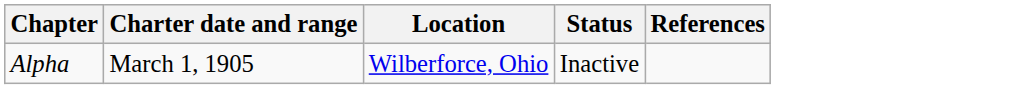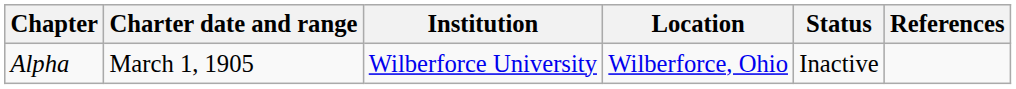+ column: (483, 24)
